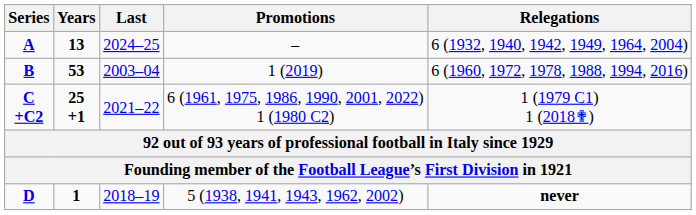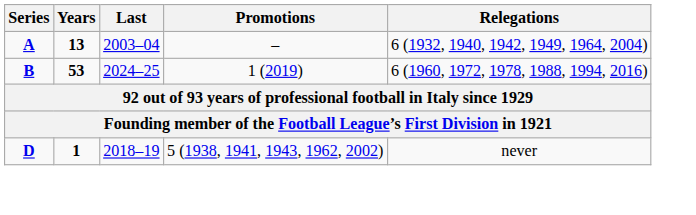(131, 44) 2024–25 -> (131, 44) 2003–04
(131, 71) 2003–04 -> (131, 71) 2024–25
- row: (29, 107)
(560, 196) bold -> (519, 151) normal
